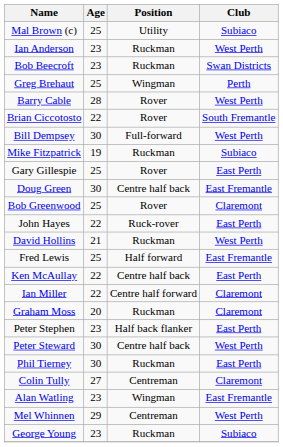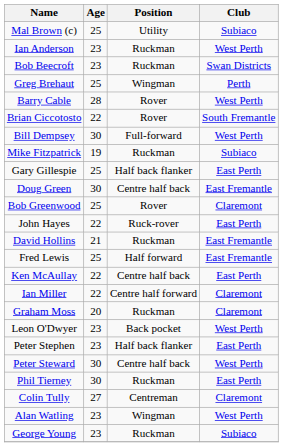(153, 170) Rover -> (153, 170) Half back flanker
(239, 240) West Perth -> (239, 240) East Fremantle
+ row: (44, 328)
(239, 398) East Fremantle -> (239, 415) West Perth
- row: (44, 415)
